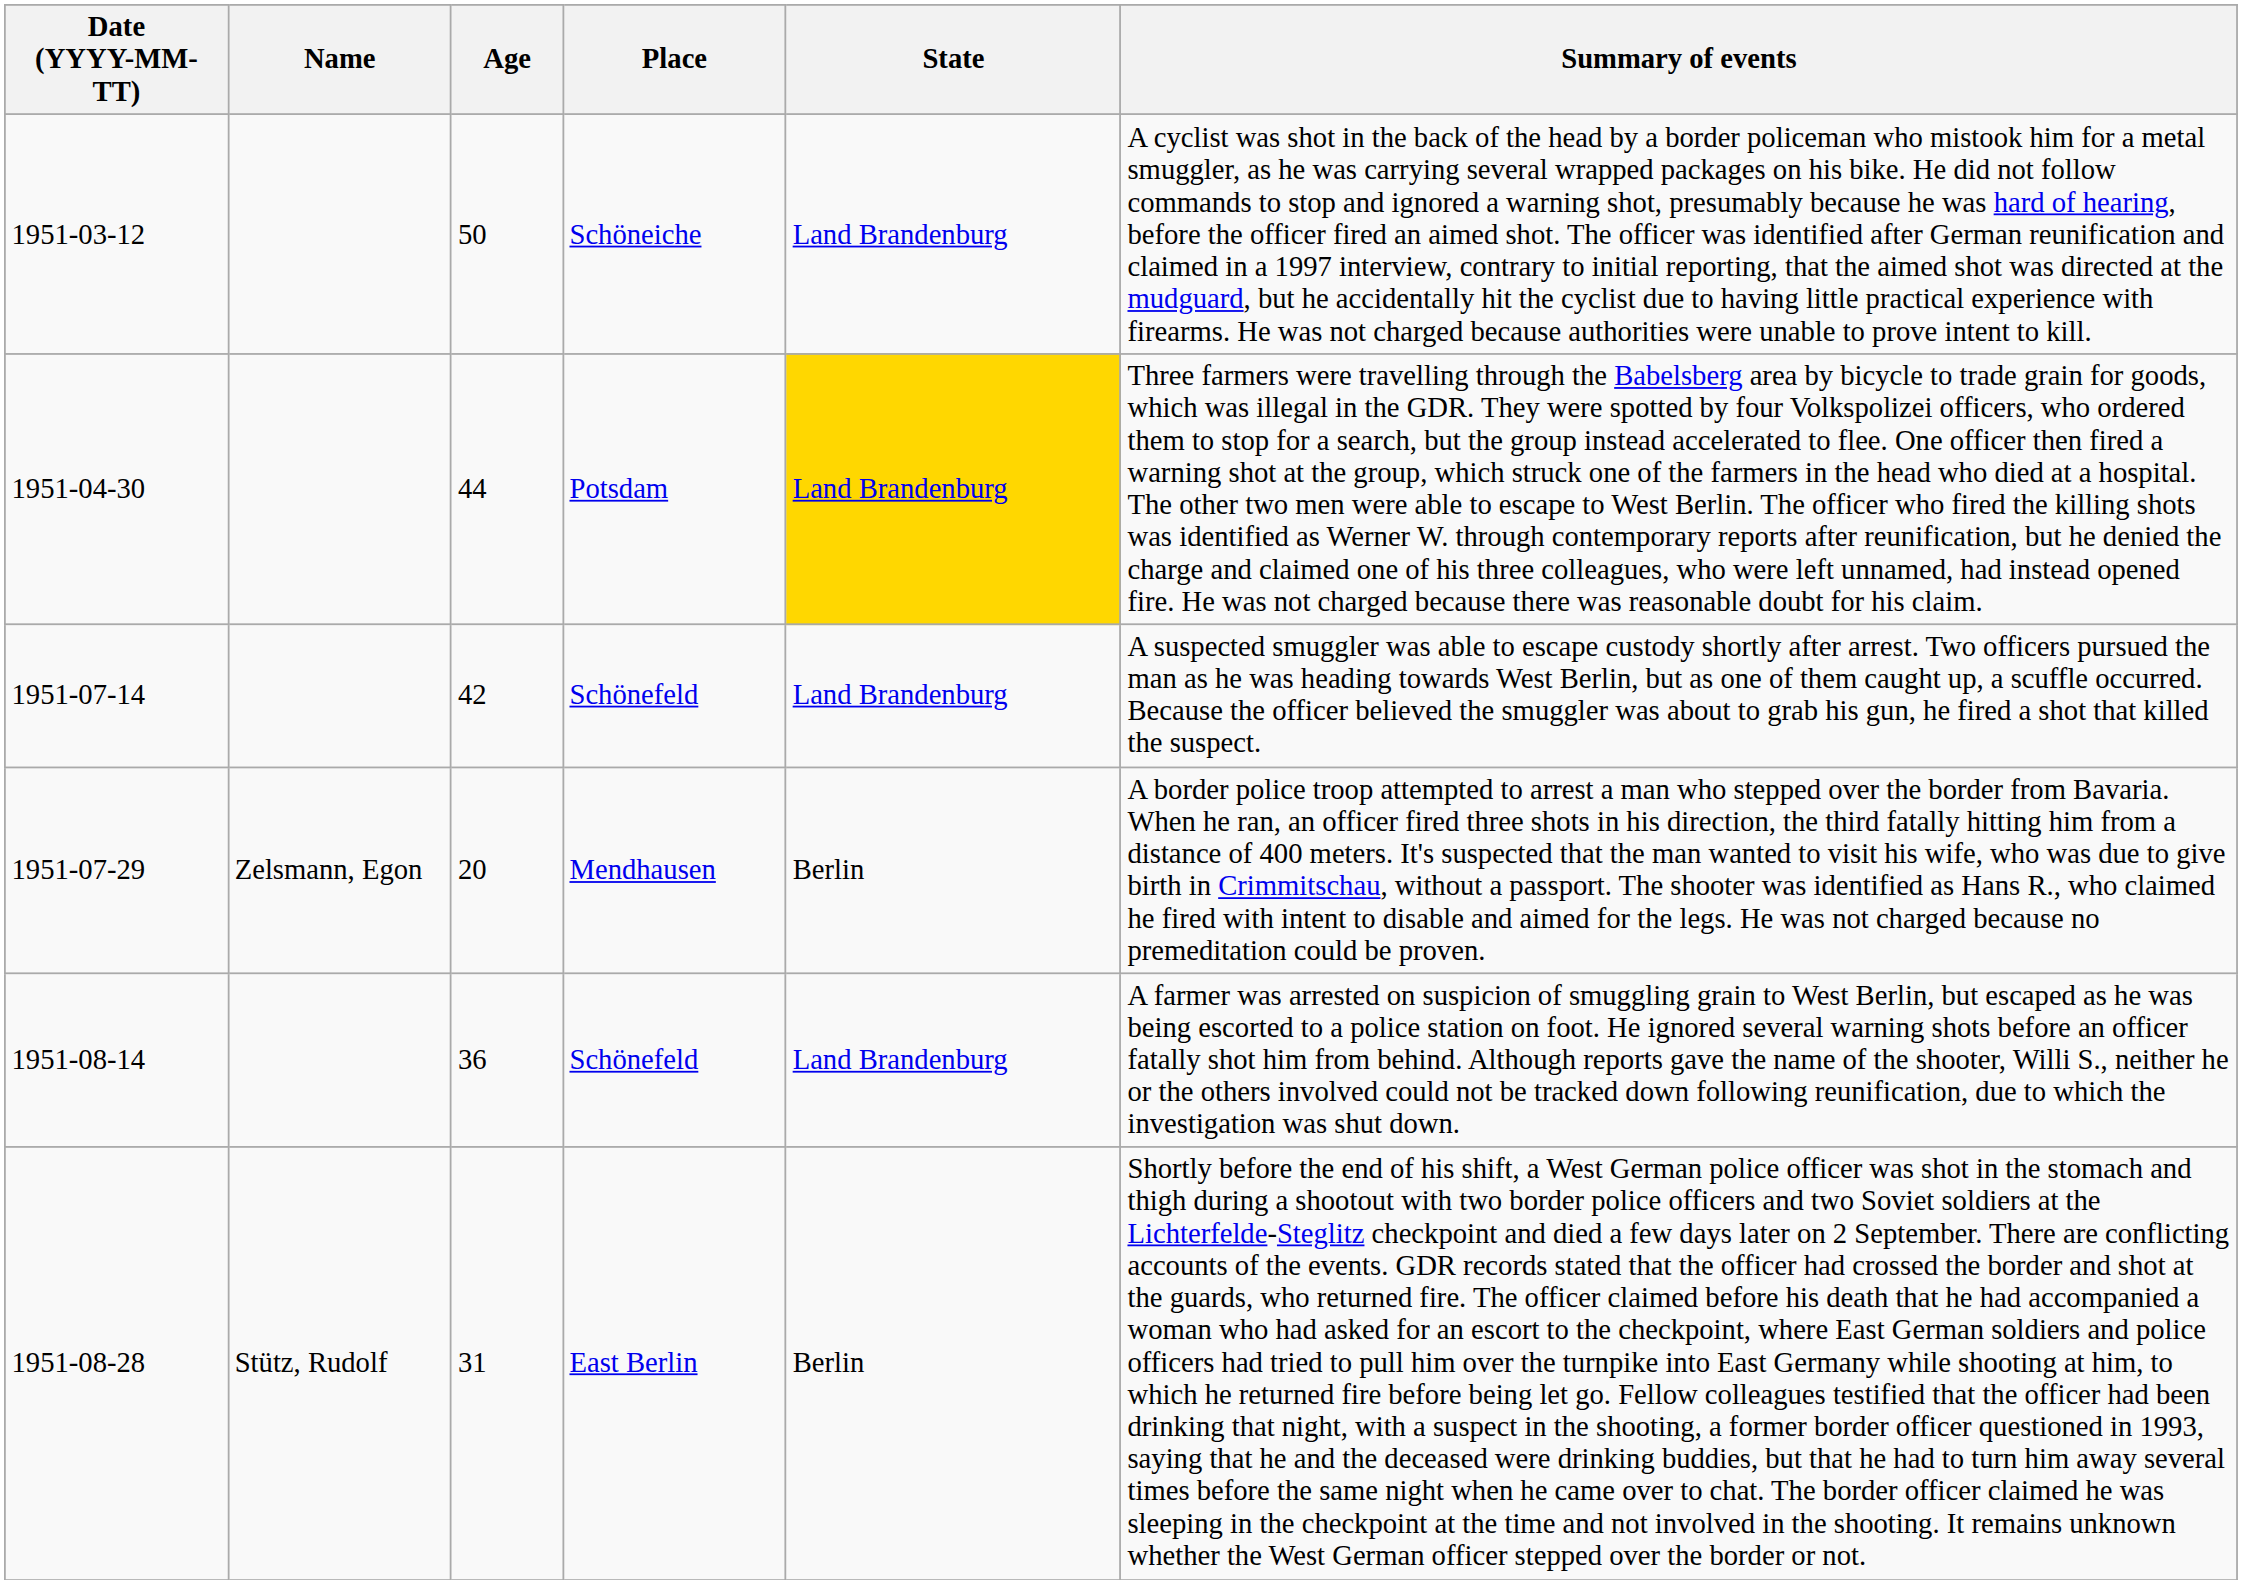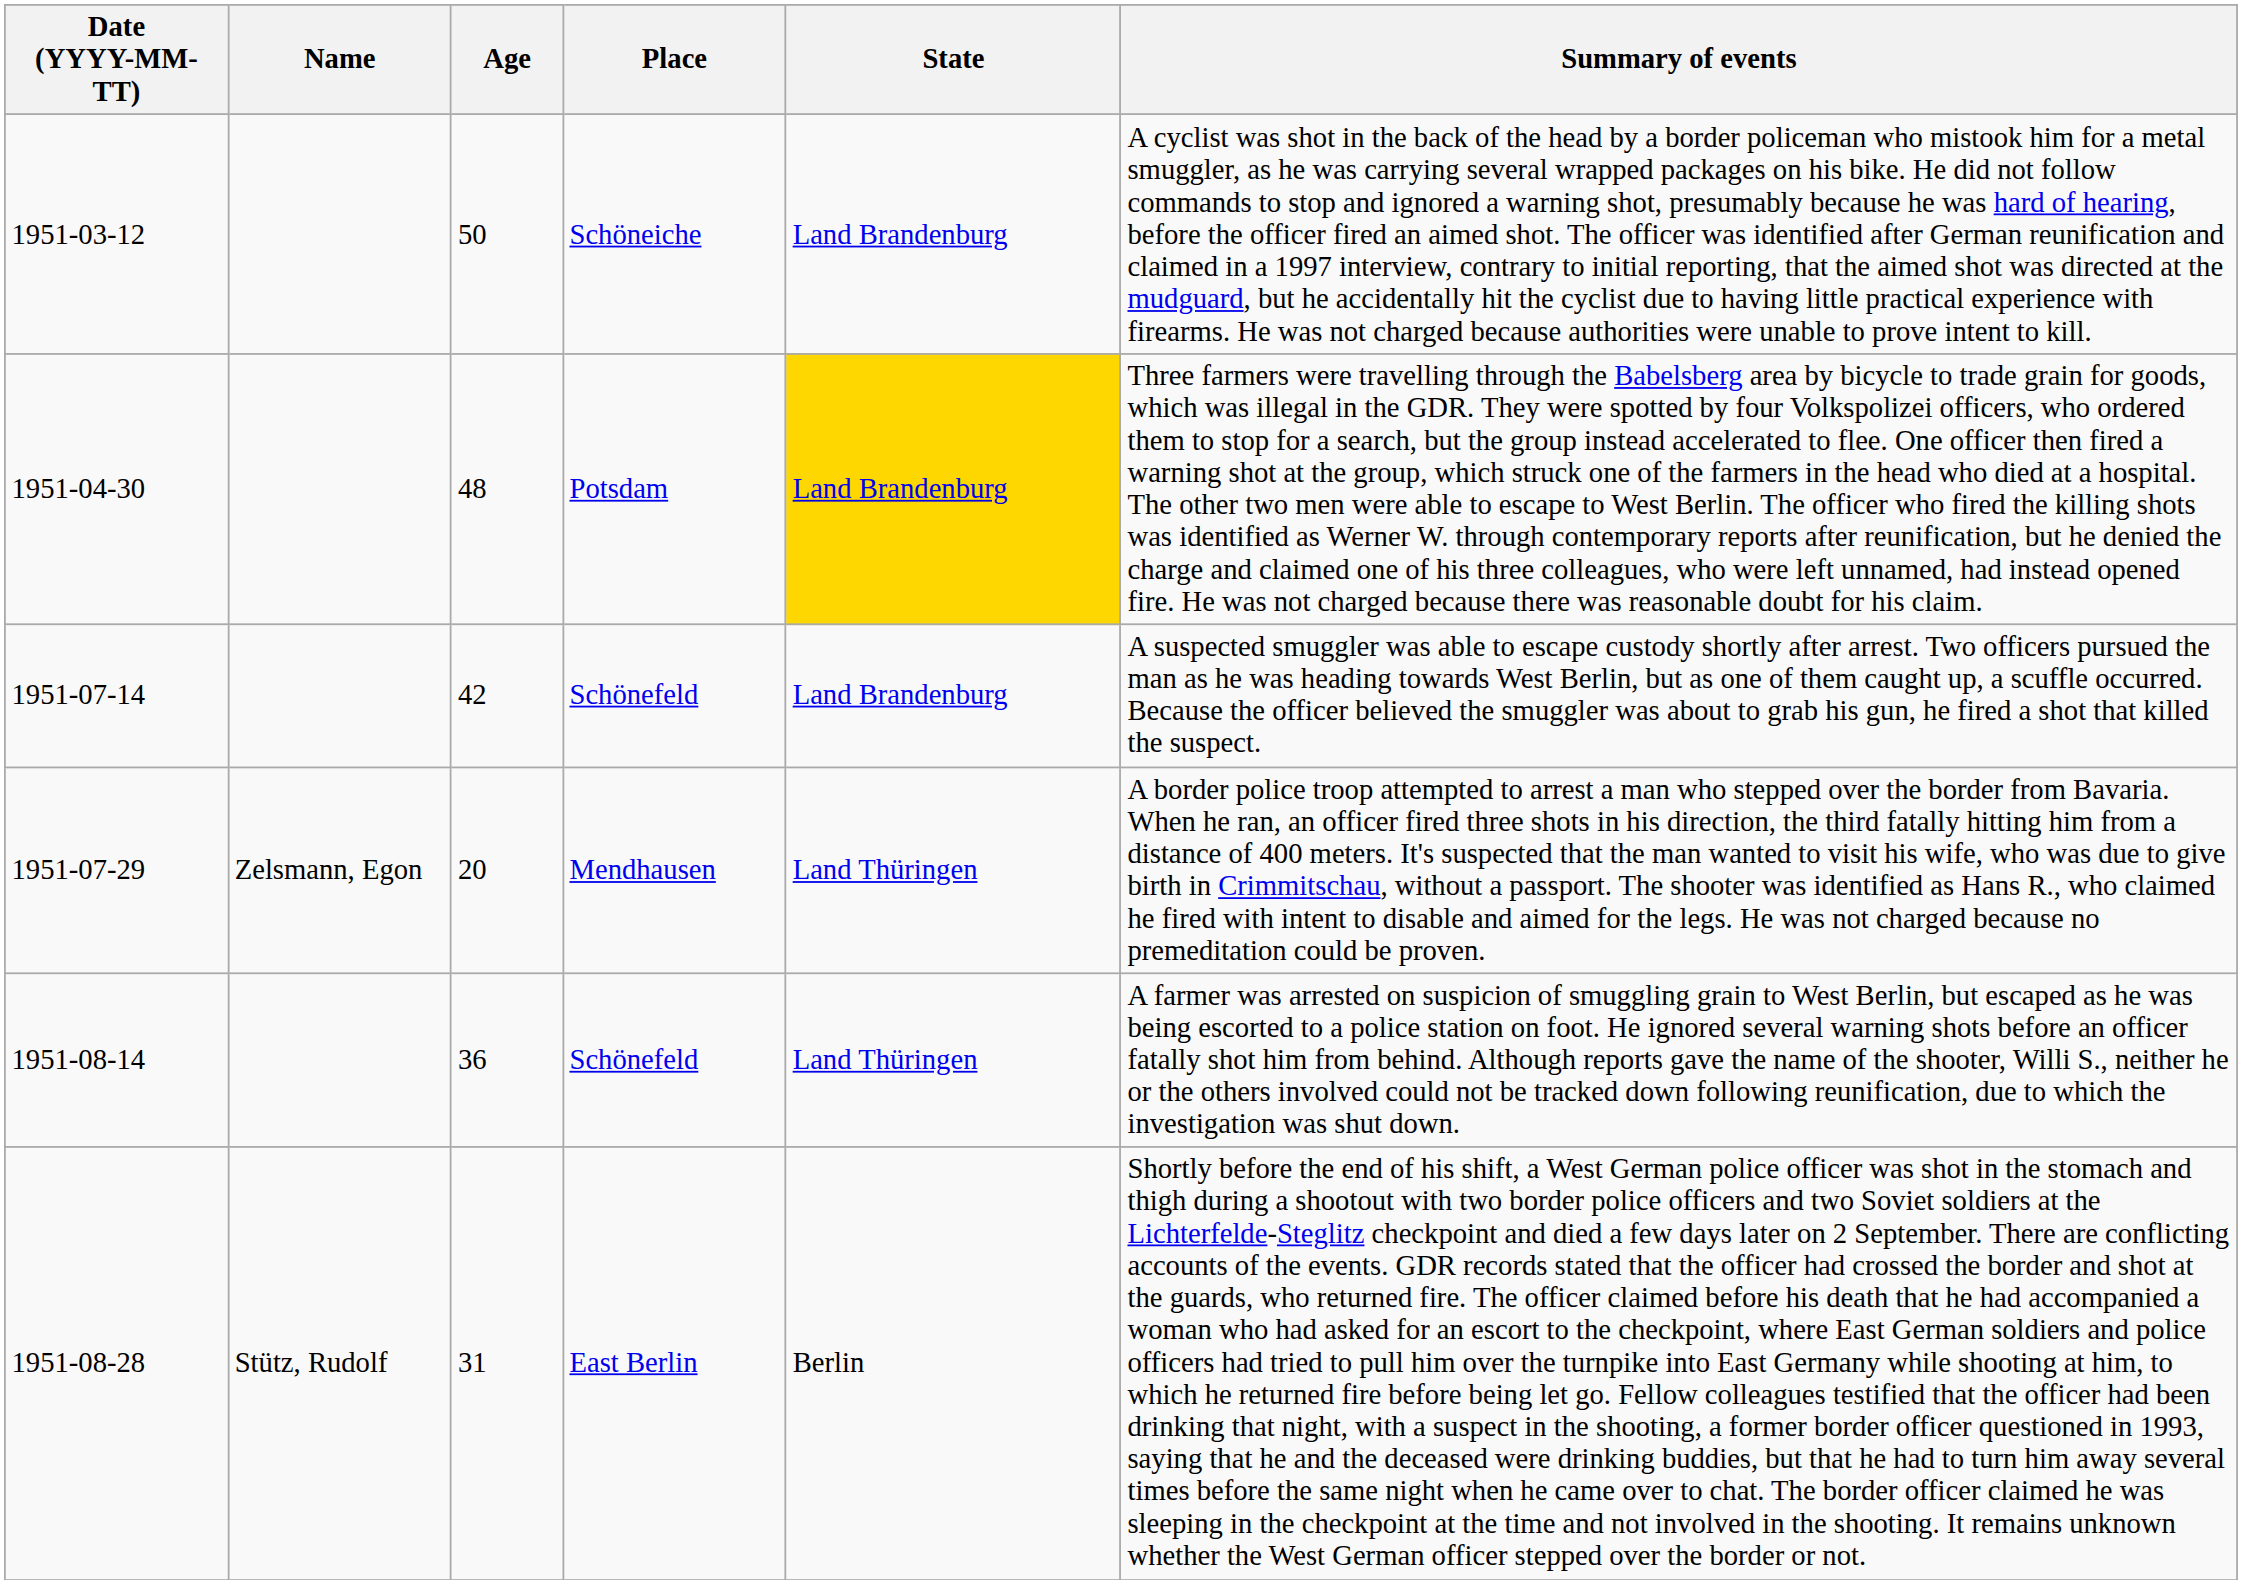(472, 488) 44 -> (472, 488) 48
(828, 869) Berlin -> (885, 869) Land Thüringen
(900, 1059) Land Brandenburg -> (885, 1059) Land Thüringen
